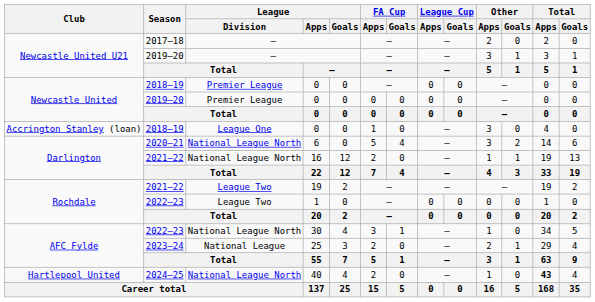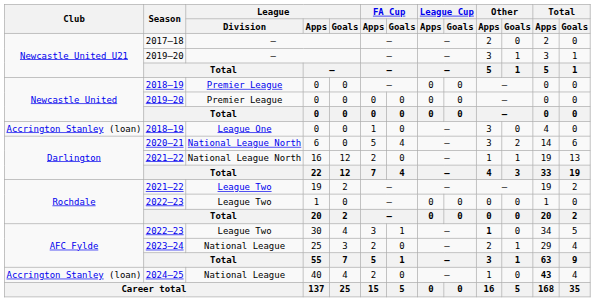(245, 231) National League North -> (245, 231) League Two
(489, 231) normal -> (489, 231) bold
(74, 275) Hartlepool United -> (74, 275) Accrington Stanley (loan)
(245, 275) National League North -> (245, 275) National League
